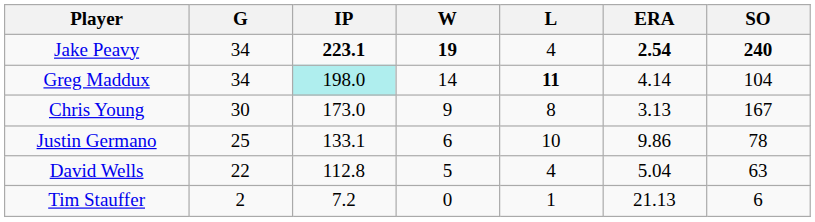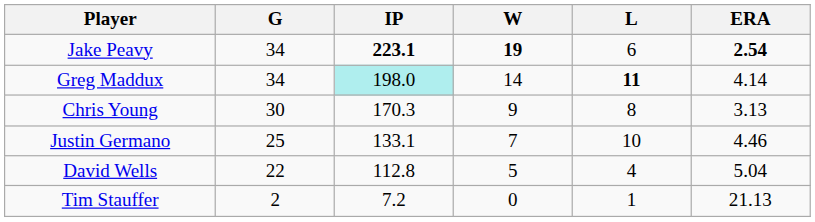- column: (758, 19)
(551, 49) 4 -> (631, 49) 6
(344, 110) 173.0 -> (394, 110) 170.3
(447, 140) 6 -> (513, 140) 7
(654, 140) 9.86 -> (750, 140) 4.46
